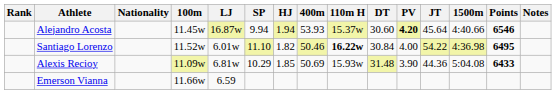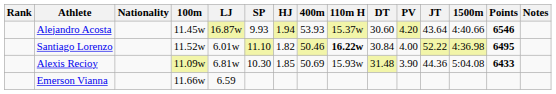(259, 30) 9.94 -> (259, 30) 9.93
(409, 30) bold -> (409, 30) normal
(435, 30) 45.64 -> (435, 30) 43.64
(435, 47) 54.22 -> (435, 47) 52.22
(259, 64) 10.29 -> (259, 64) 10.30
